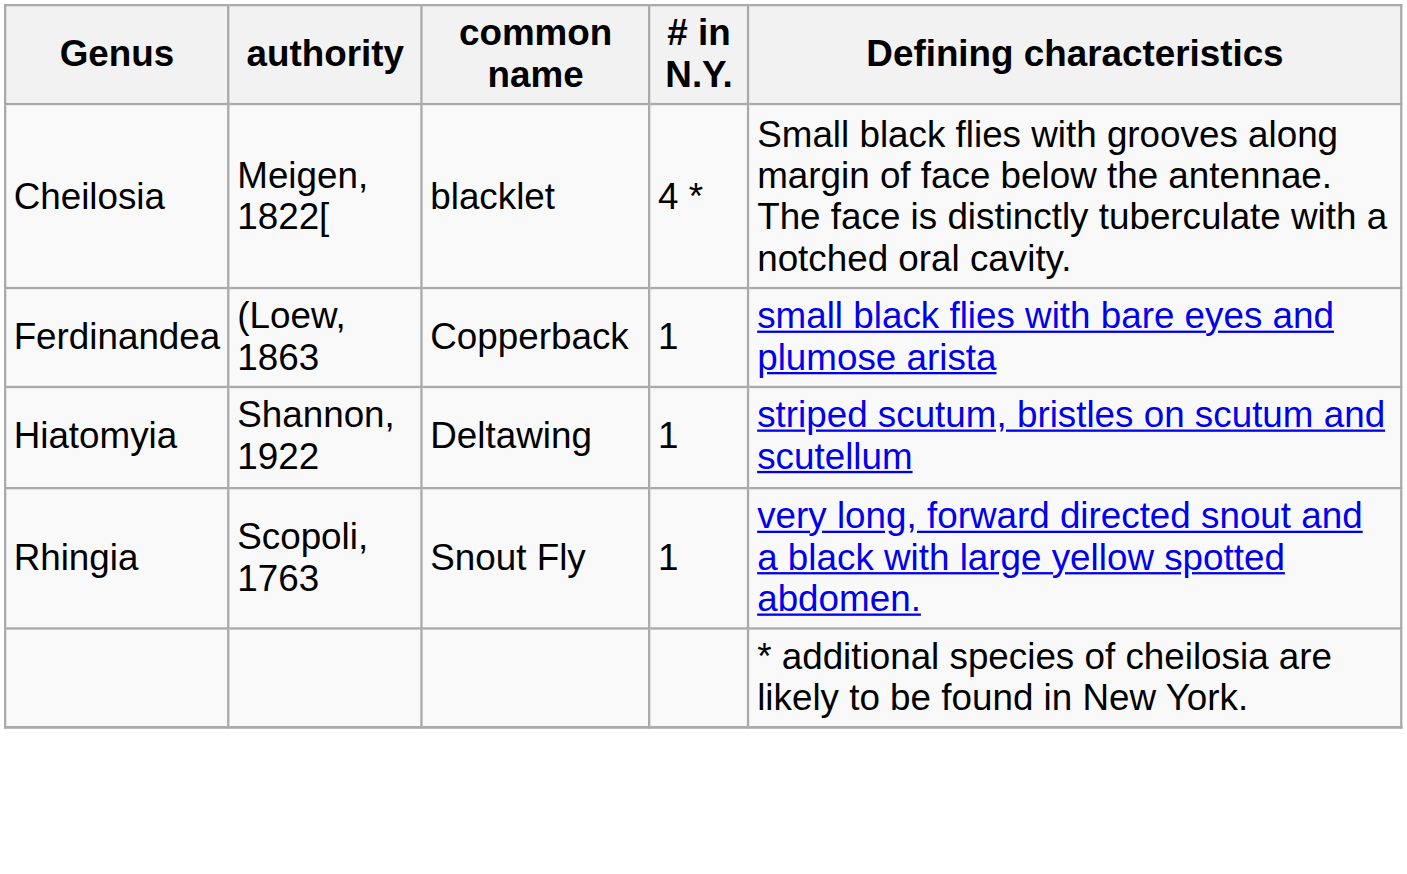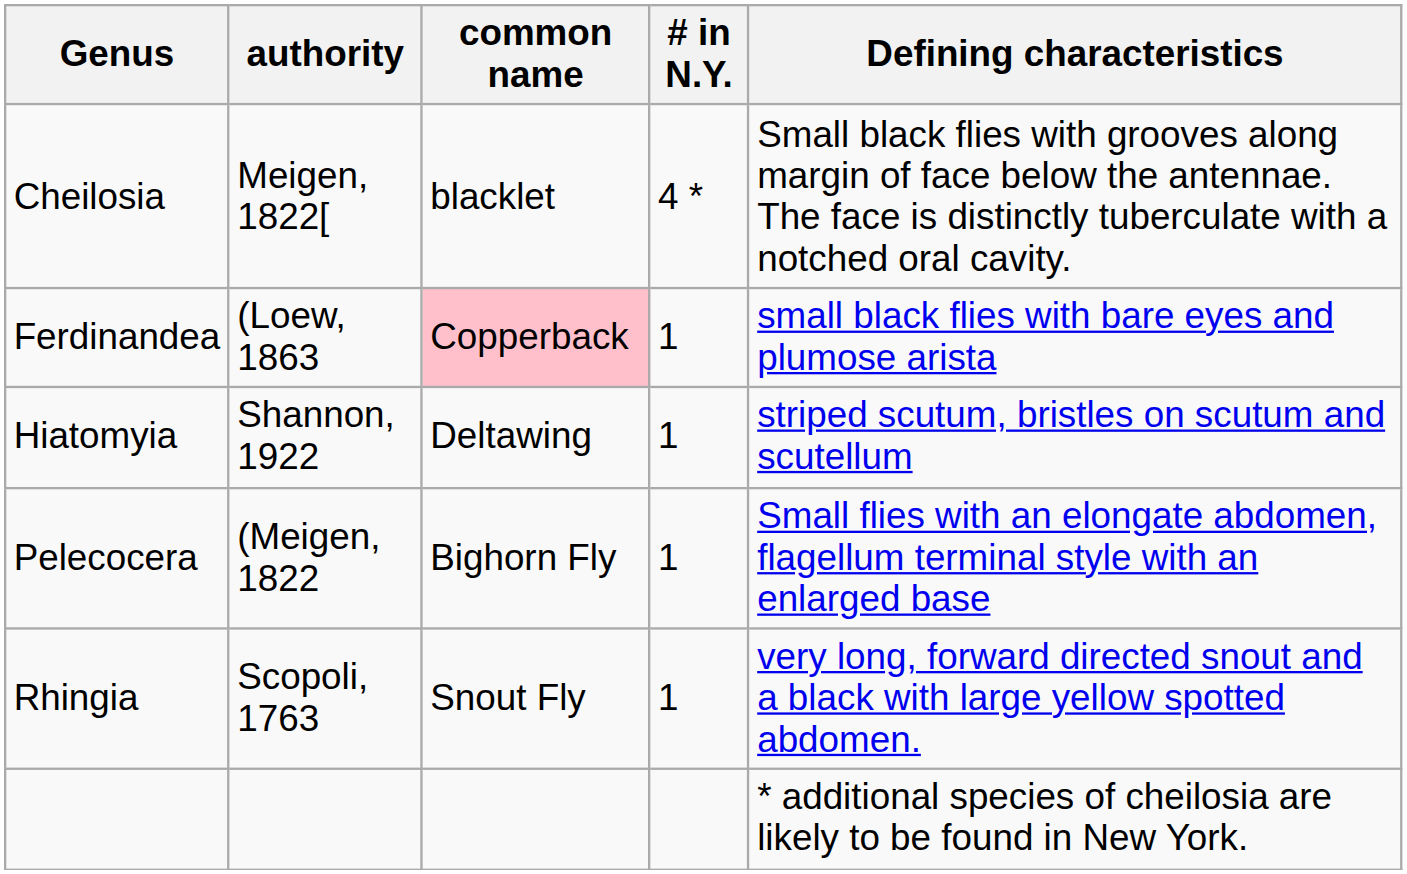(529, 336) no background -> (529, 336) pink background
+ row: (106, 556)
